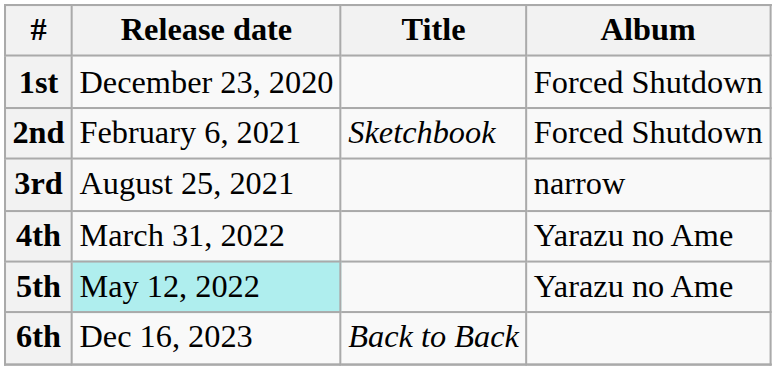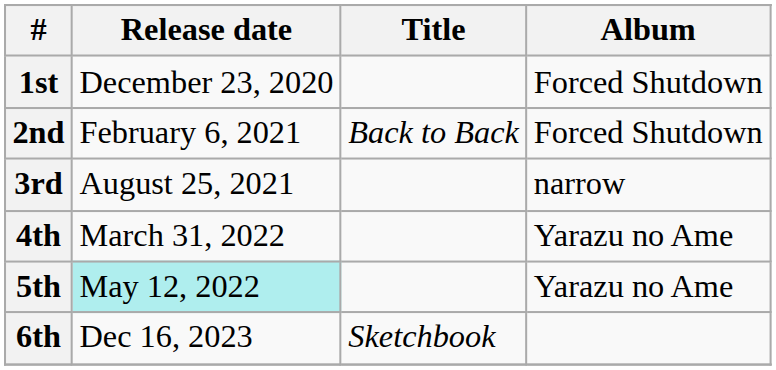(422, 132) Sketchbook -> (434, 132) Back to Back
(434, 337) Back to Back -> (422, 337) Sketchbook
